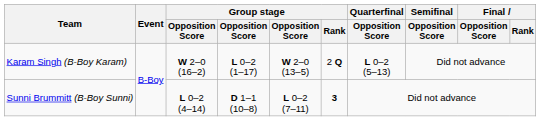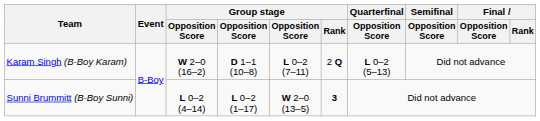(244, 67) L 0–2 (1–17) -> (244, 67) D 1–1 (10–8)
(295, 67) W 2–0 (13–5) -> (295, 67) L 0–2 (7–11)
(244, 103) D 1–1 (10–8) -> (244, 103) L 0–2 (1–17)
(295, 103) L 0–2 (7–11) -> (295, 103) W 2–0 (13–5)
